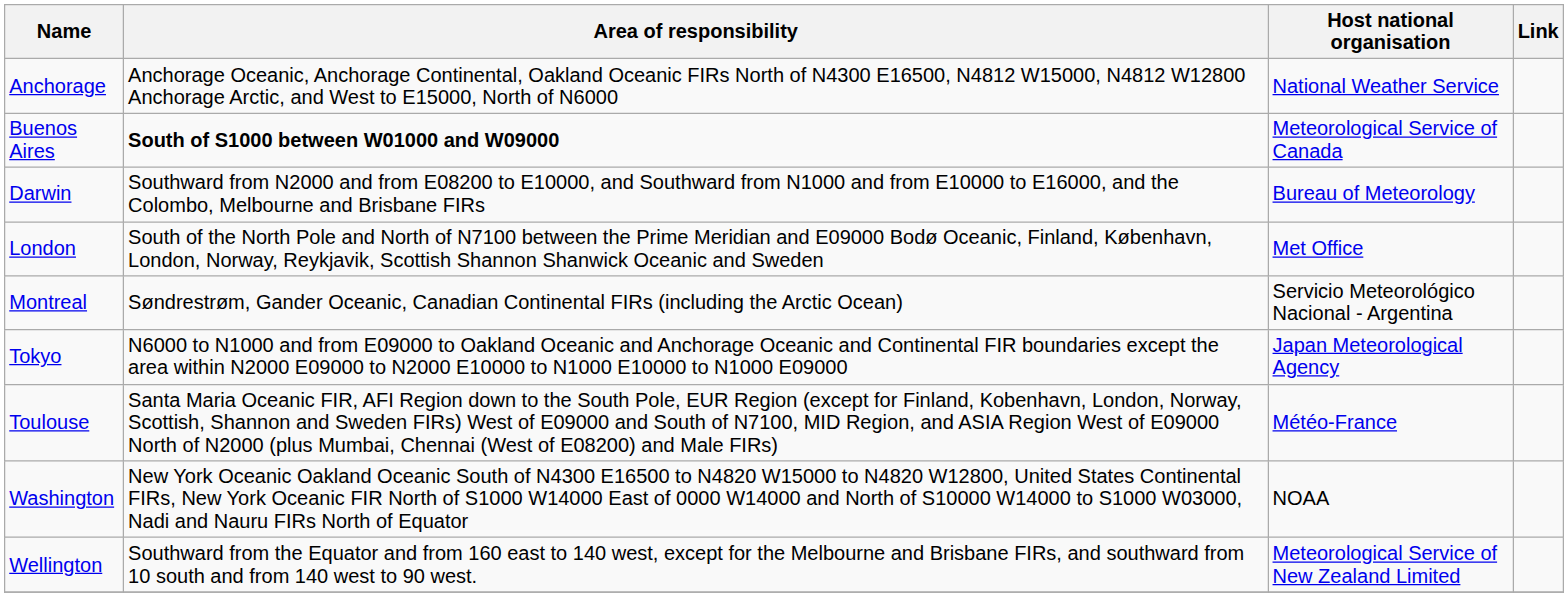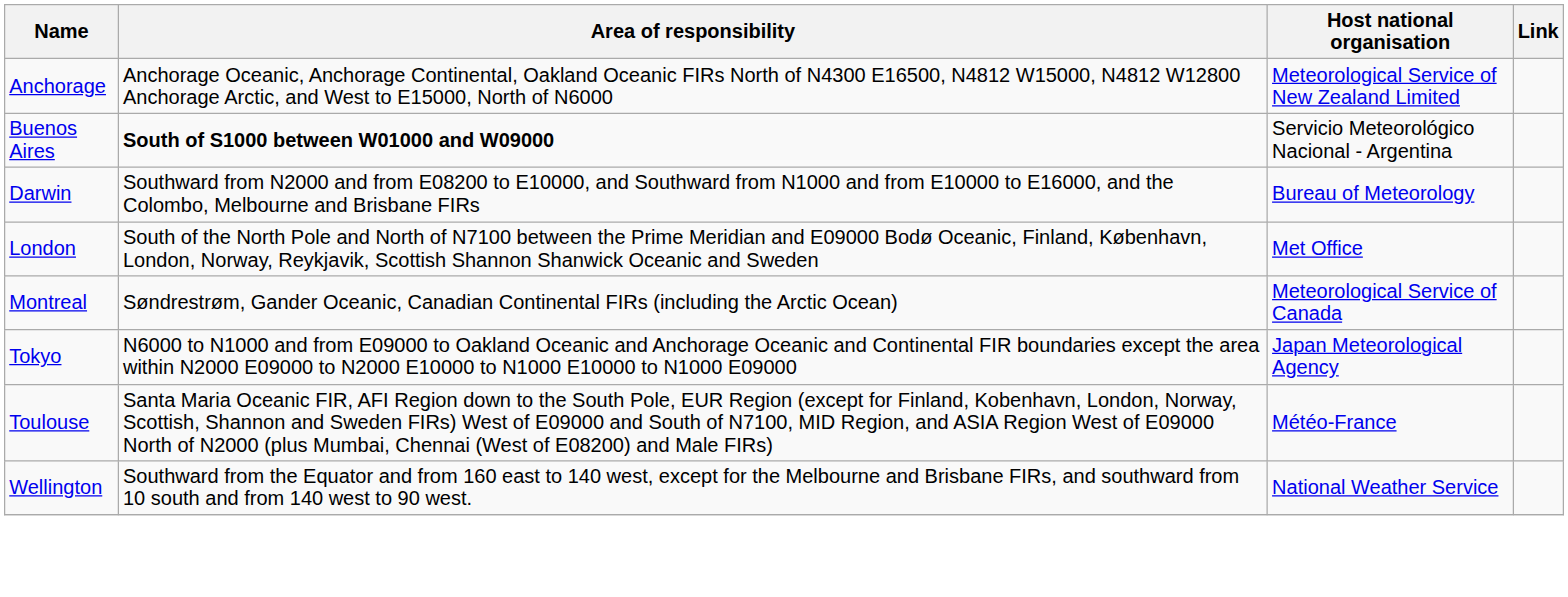(1386, 85) National Weather Service -> (1384, 85) Meteorological Service of New Zealand Limited
(1385, 140) Meteorological Service of Canada -> (1373, 140) Servicio Meteorológico Nacional - Argentina
(1374, 302) Servicio Meteorológico Nacional - Argentina -> (1384, 302) Meteorological Service of Canada
- row: (62, 499)
(1385, 564) Meteorological Service of New Zealand Limited -> (1385, 487) National Weather Service
